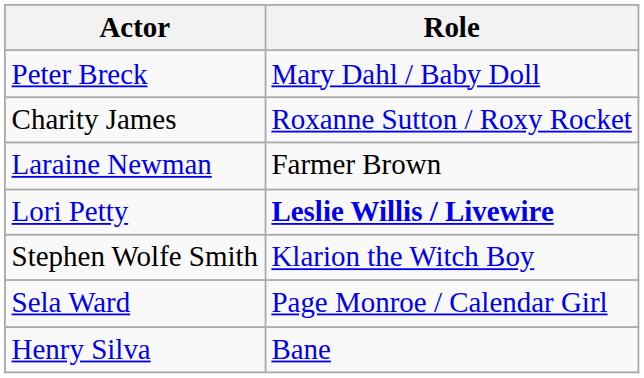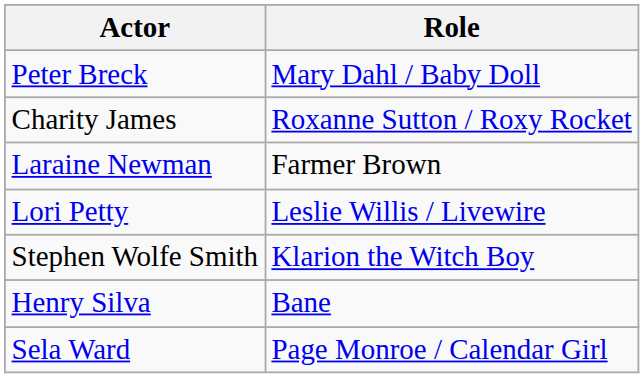(413, 211) bold -> (409, 211) normal
rows swapped: (81, 348) <-> (71, 303)
